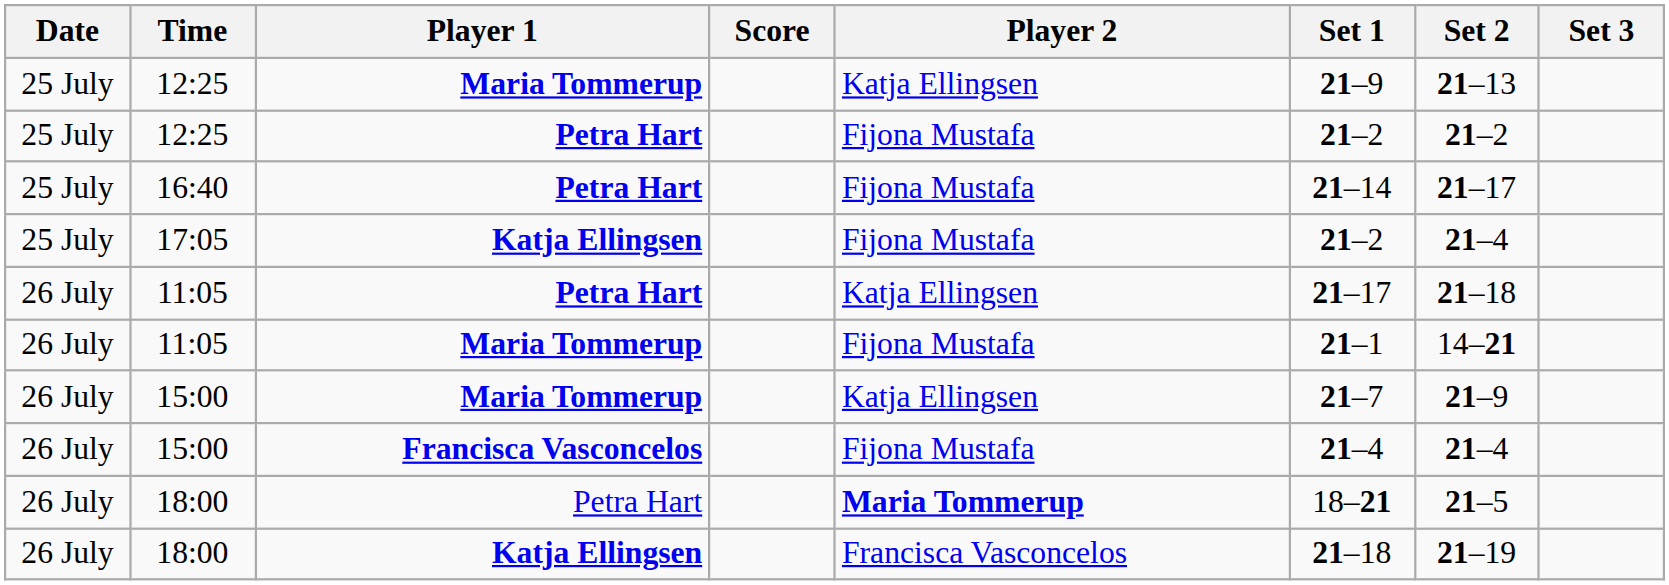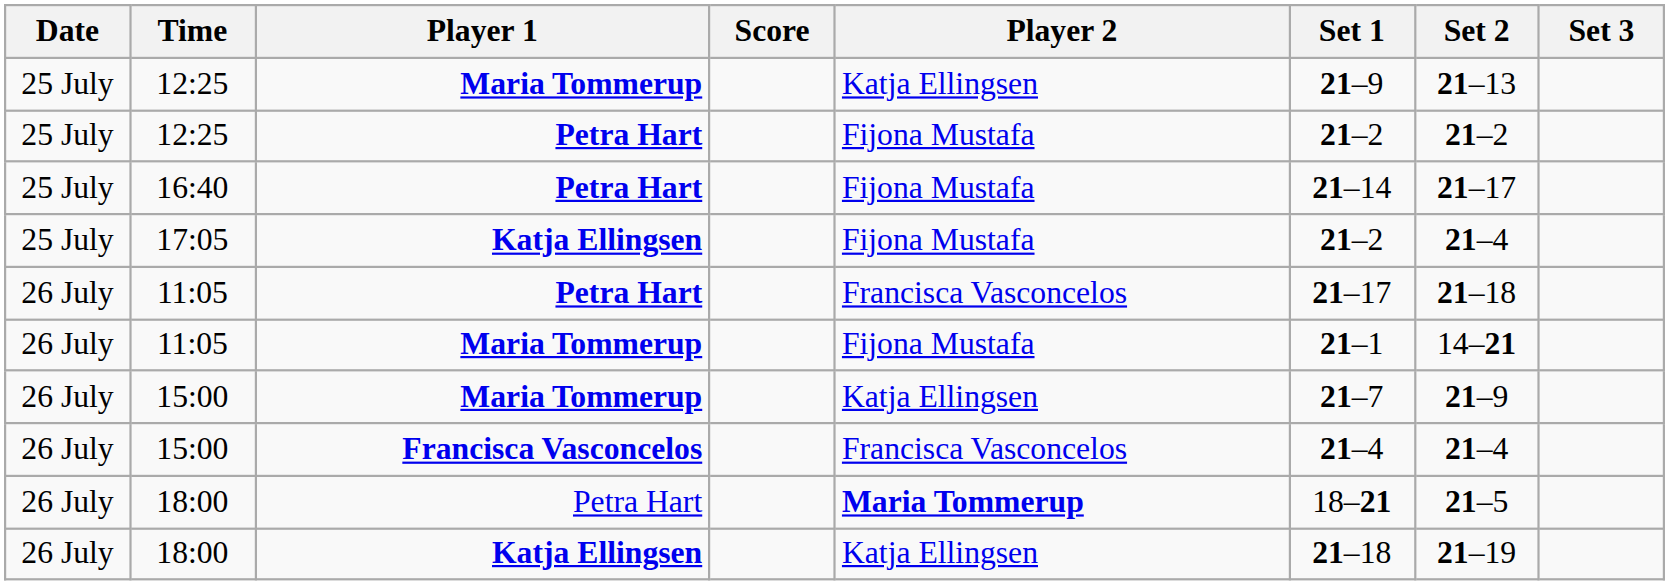(940, 292) Katja Ellingsen -> (984, 292) Francisca Vasconcelos
(938, 449) Fijona Mustafa -> (984, 449) Francisca Vasconcelos
(984, 553) Francisca Vasconcelos -> (940, 553) Katja Ellingsen
